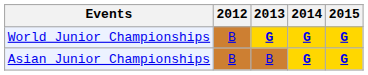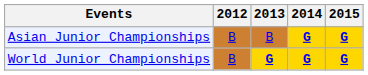rows swapped: (109, 59) <-> (109, 37)
